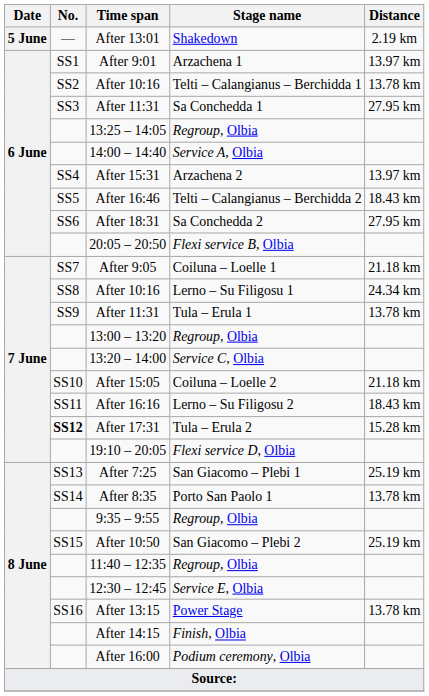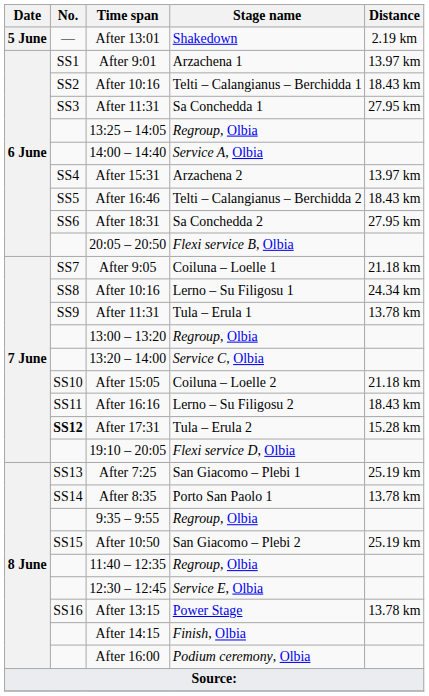(394, 84) 13.78 km -> (394, 84) 18.43 km
